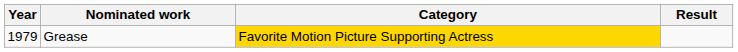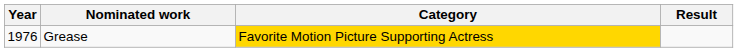(22, 36) 1979 -> (22, 36) 1976
